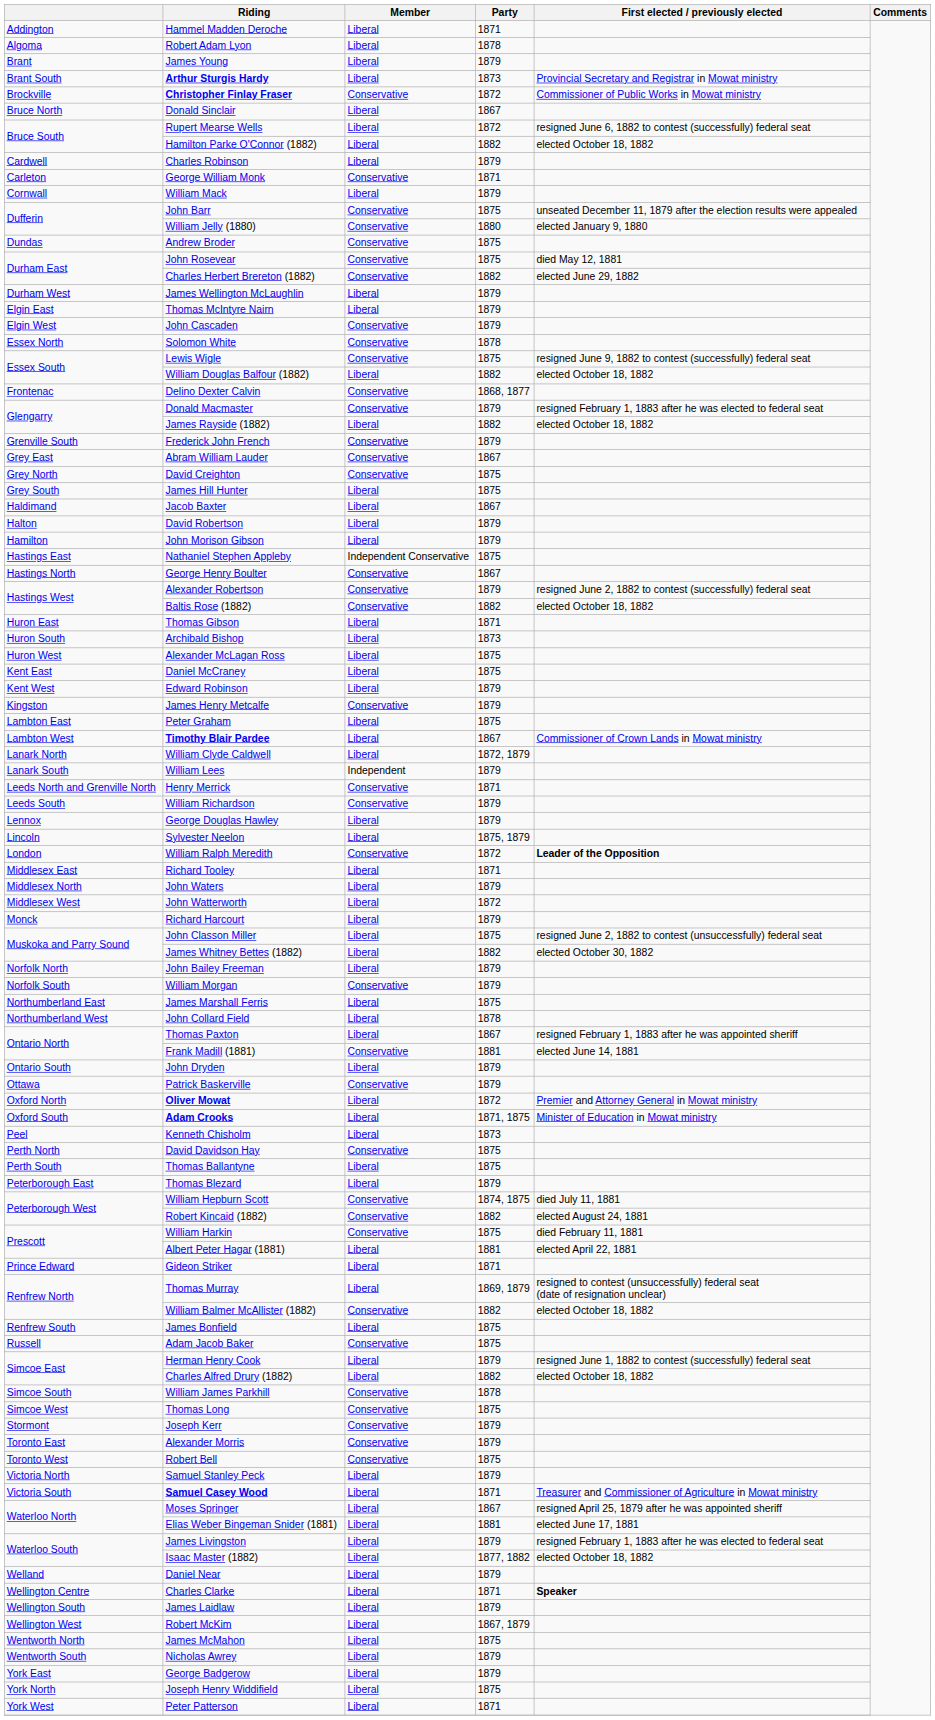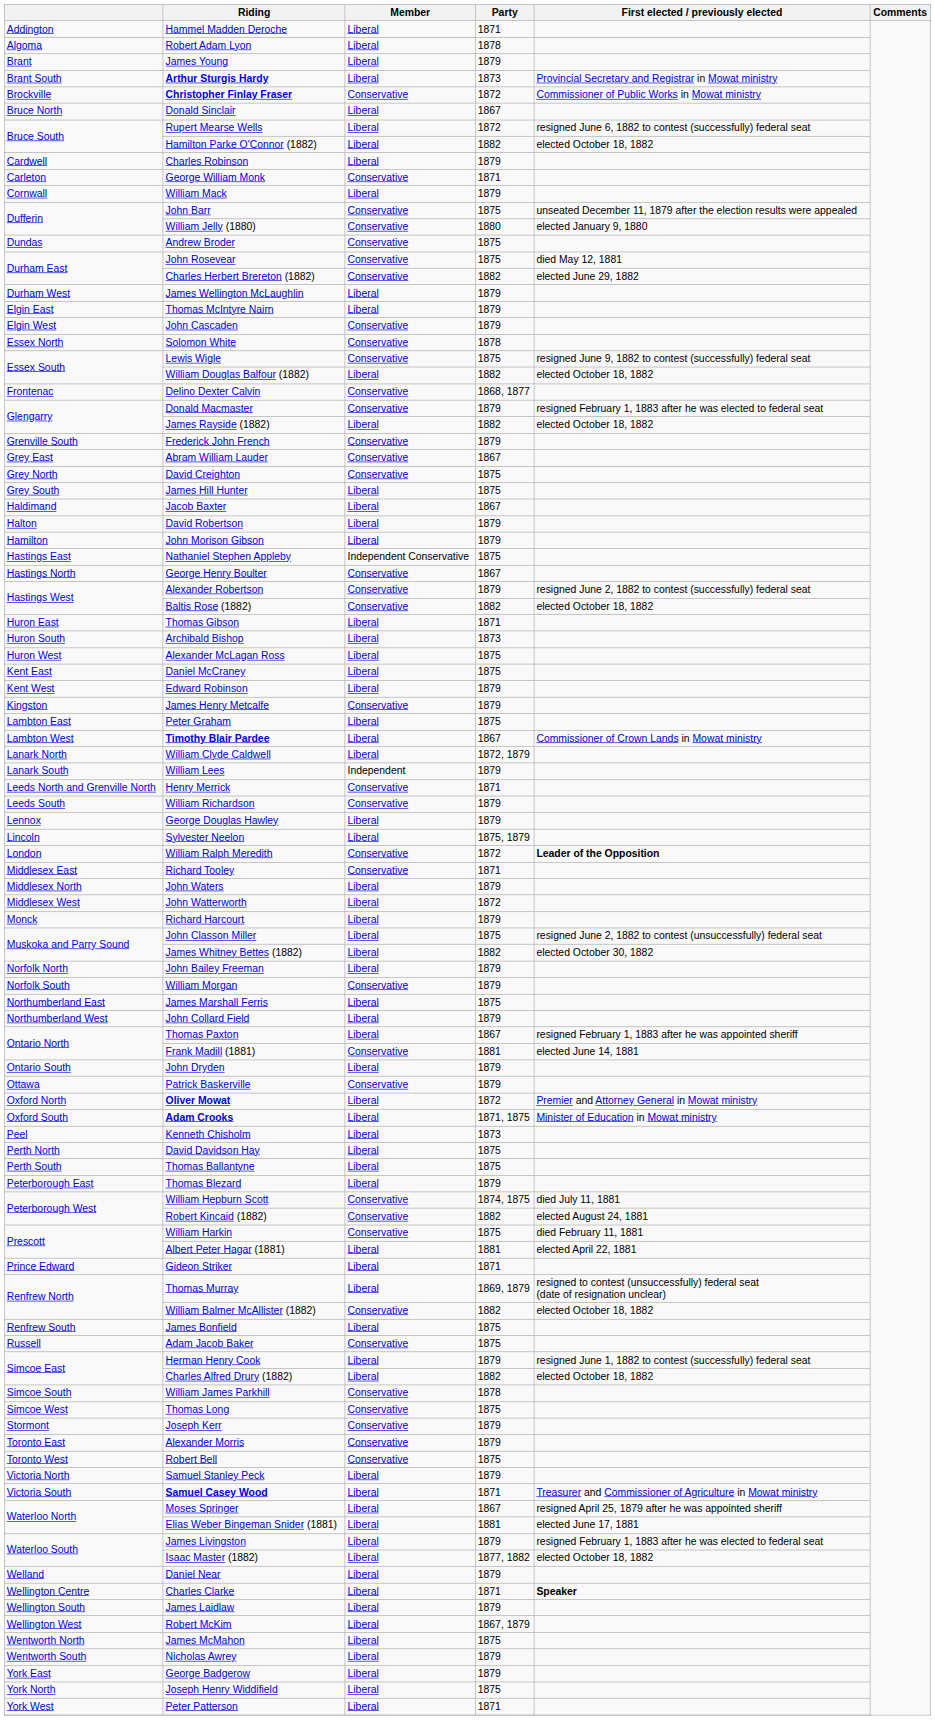(363, 870) Liberal -> (378, 870) Conservative
(489, 1018) 1878 -> (489, 1018) 1879
(378, 1150) Conservative -> (363, 1150) Liberal
